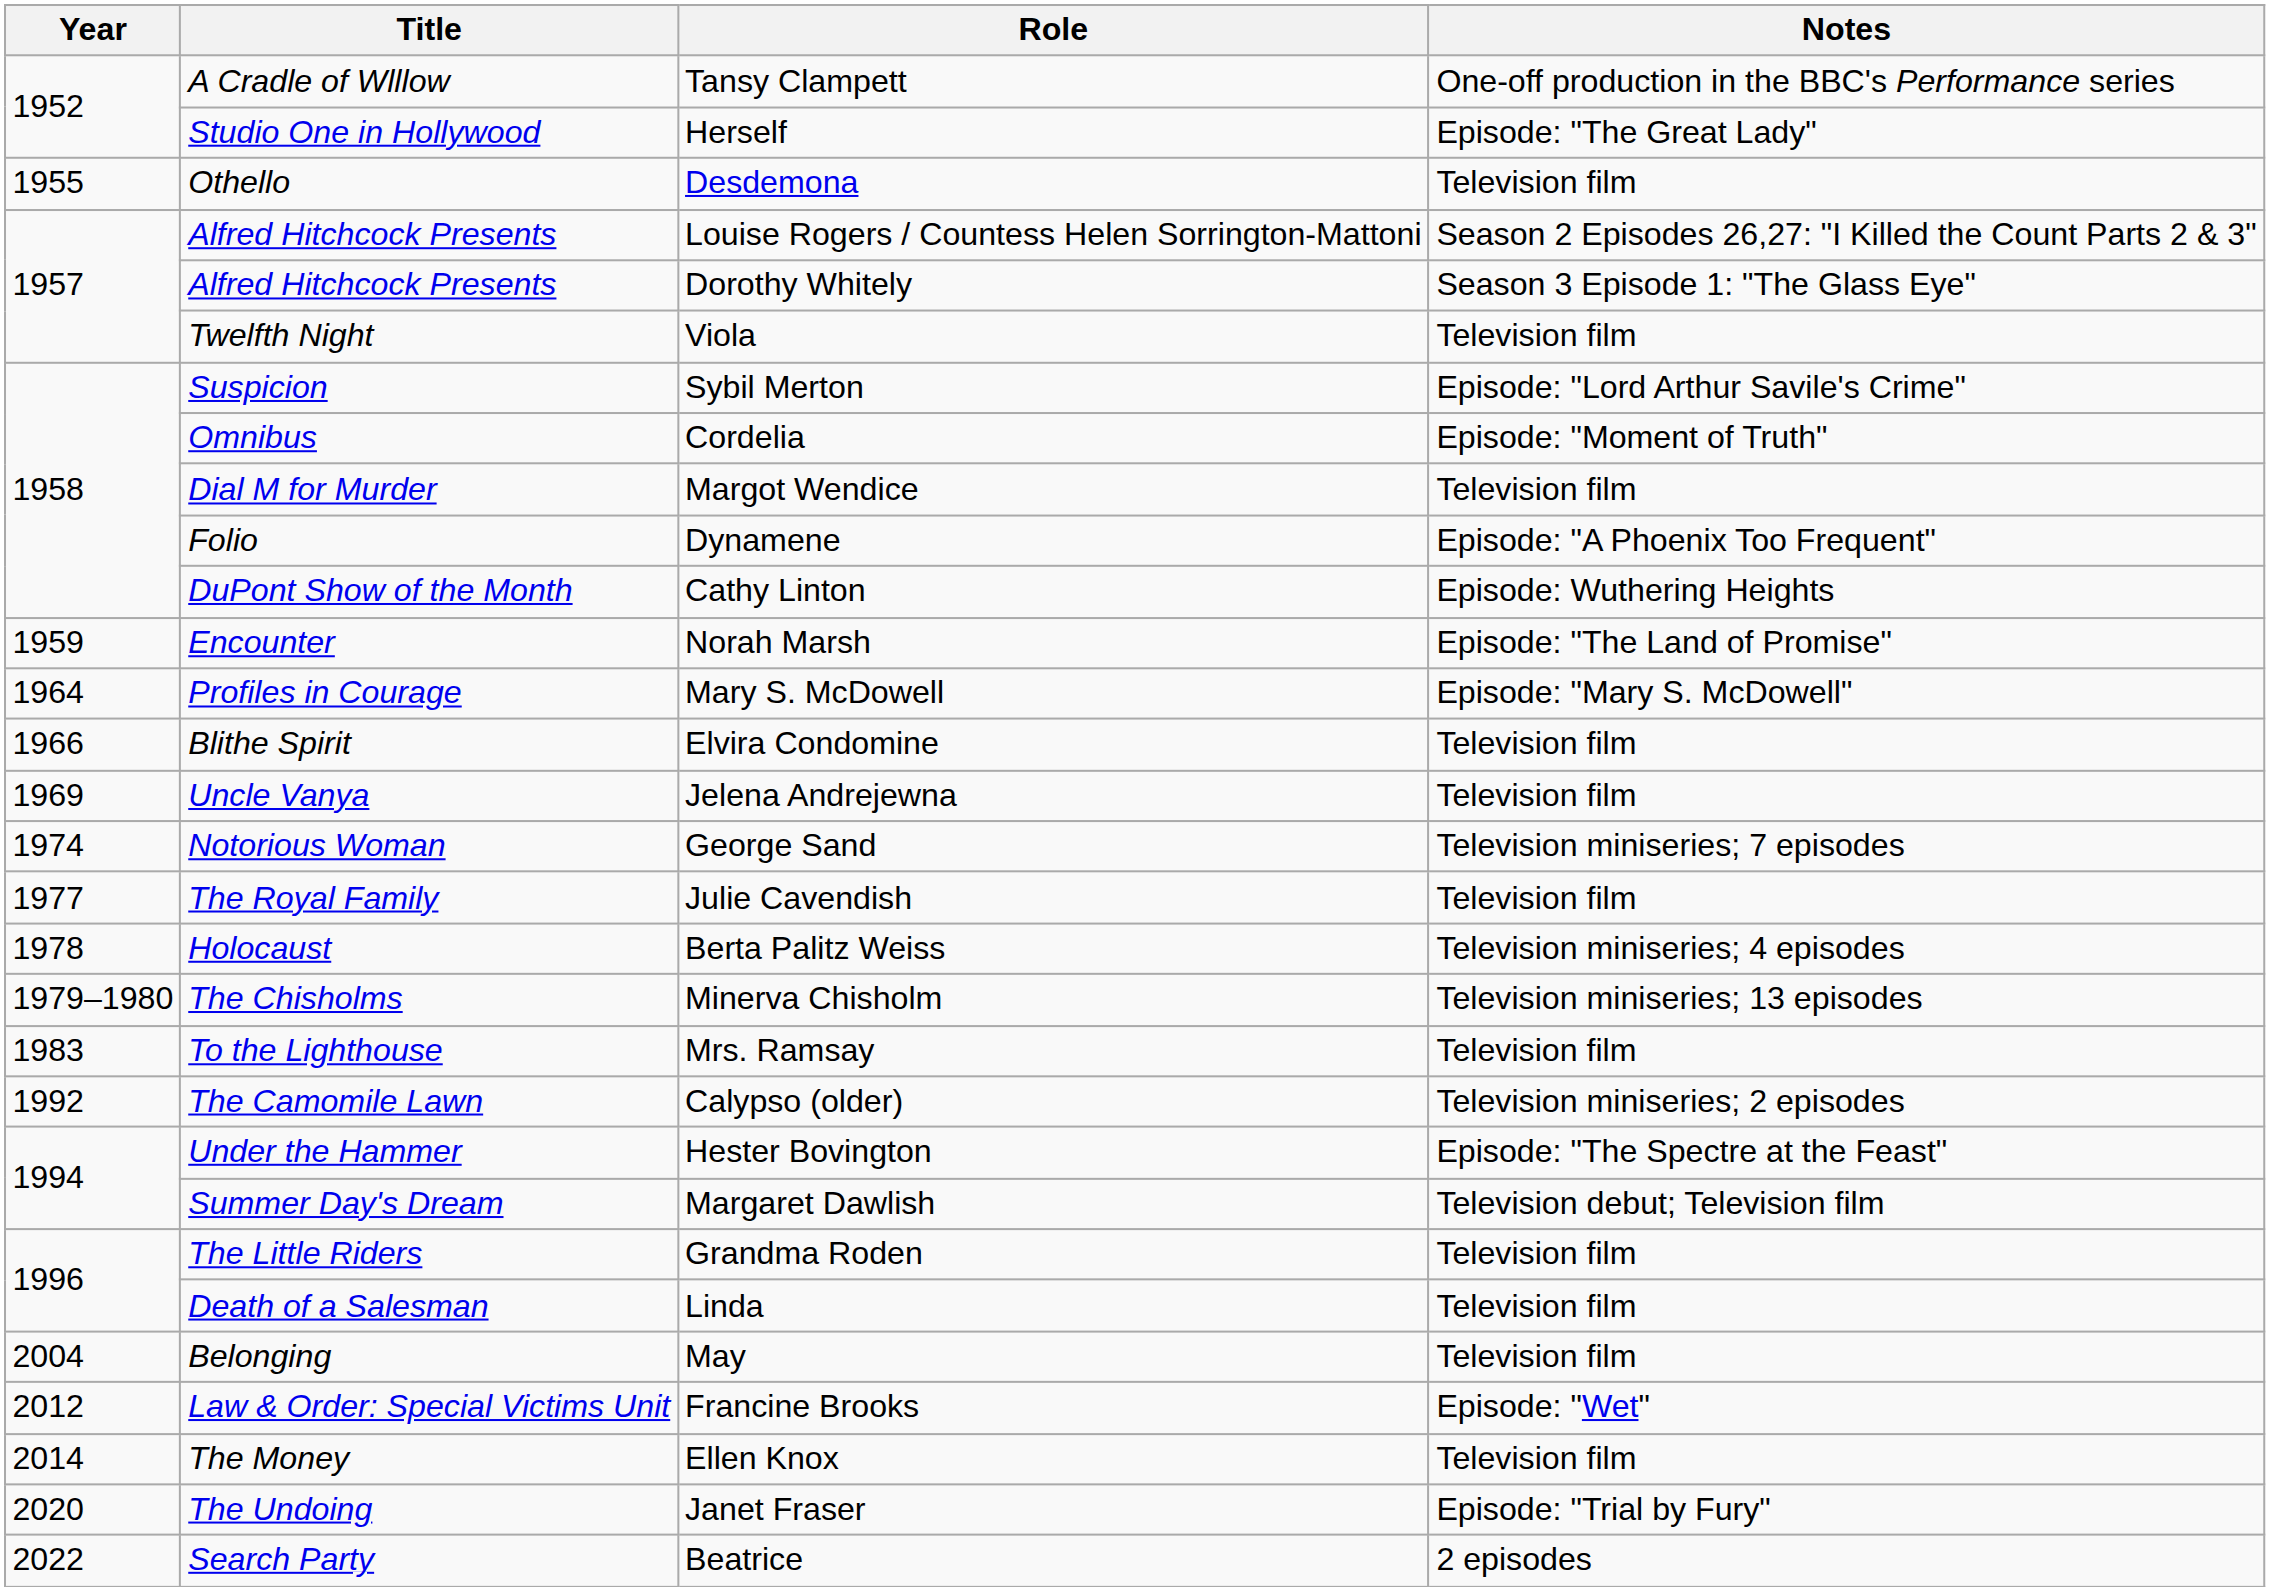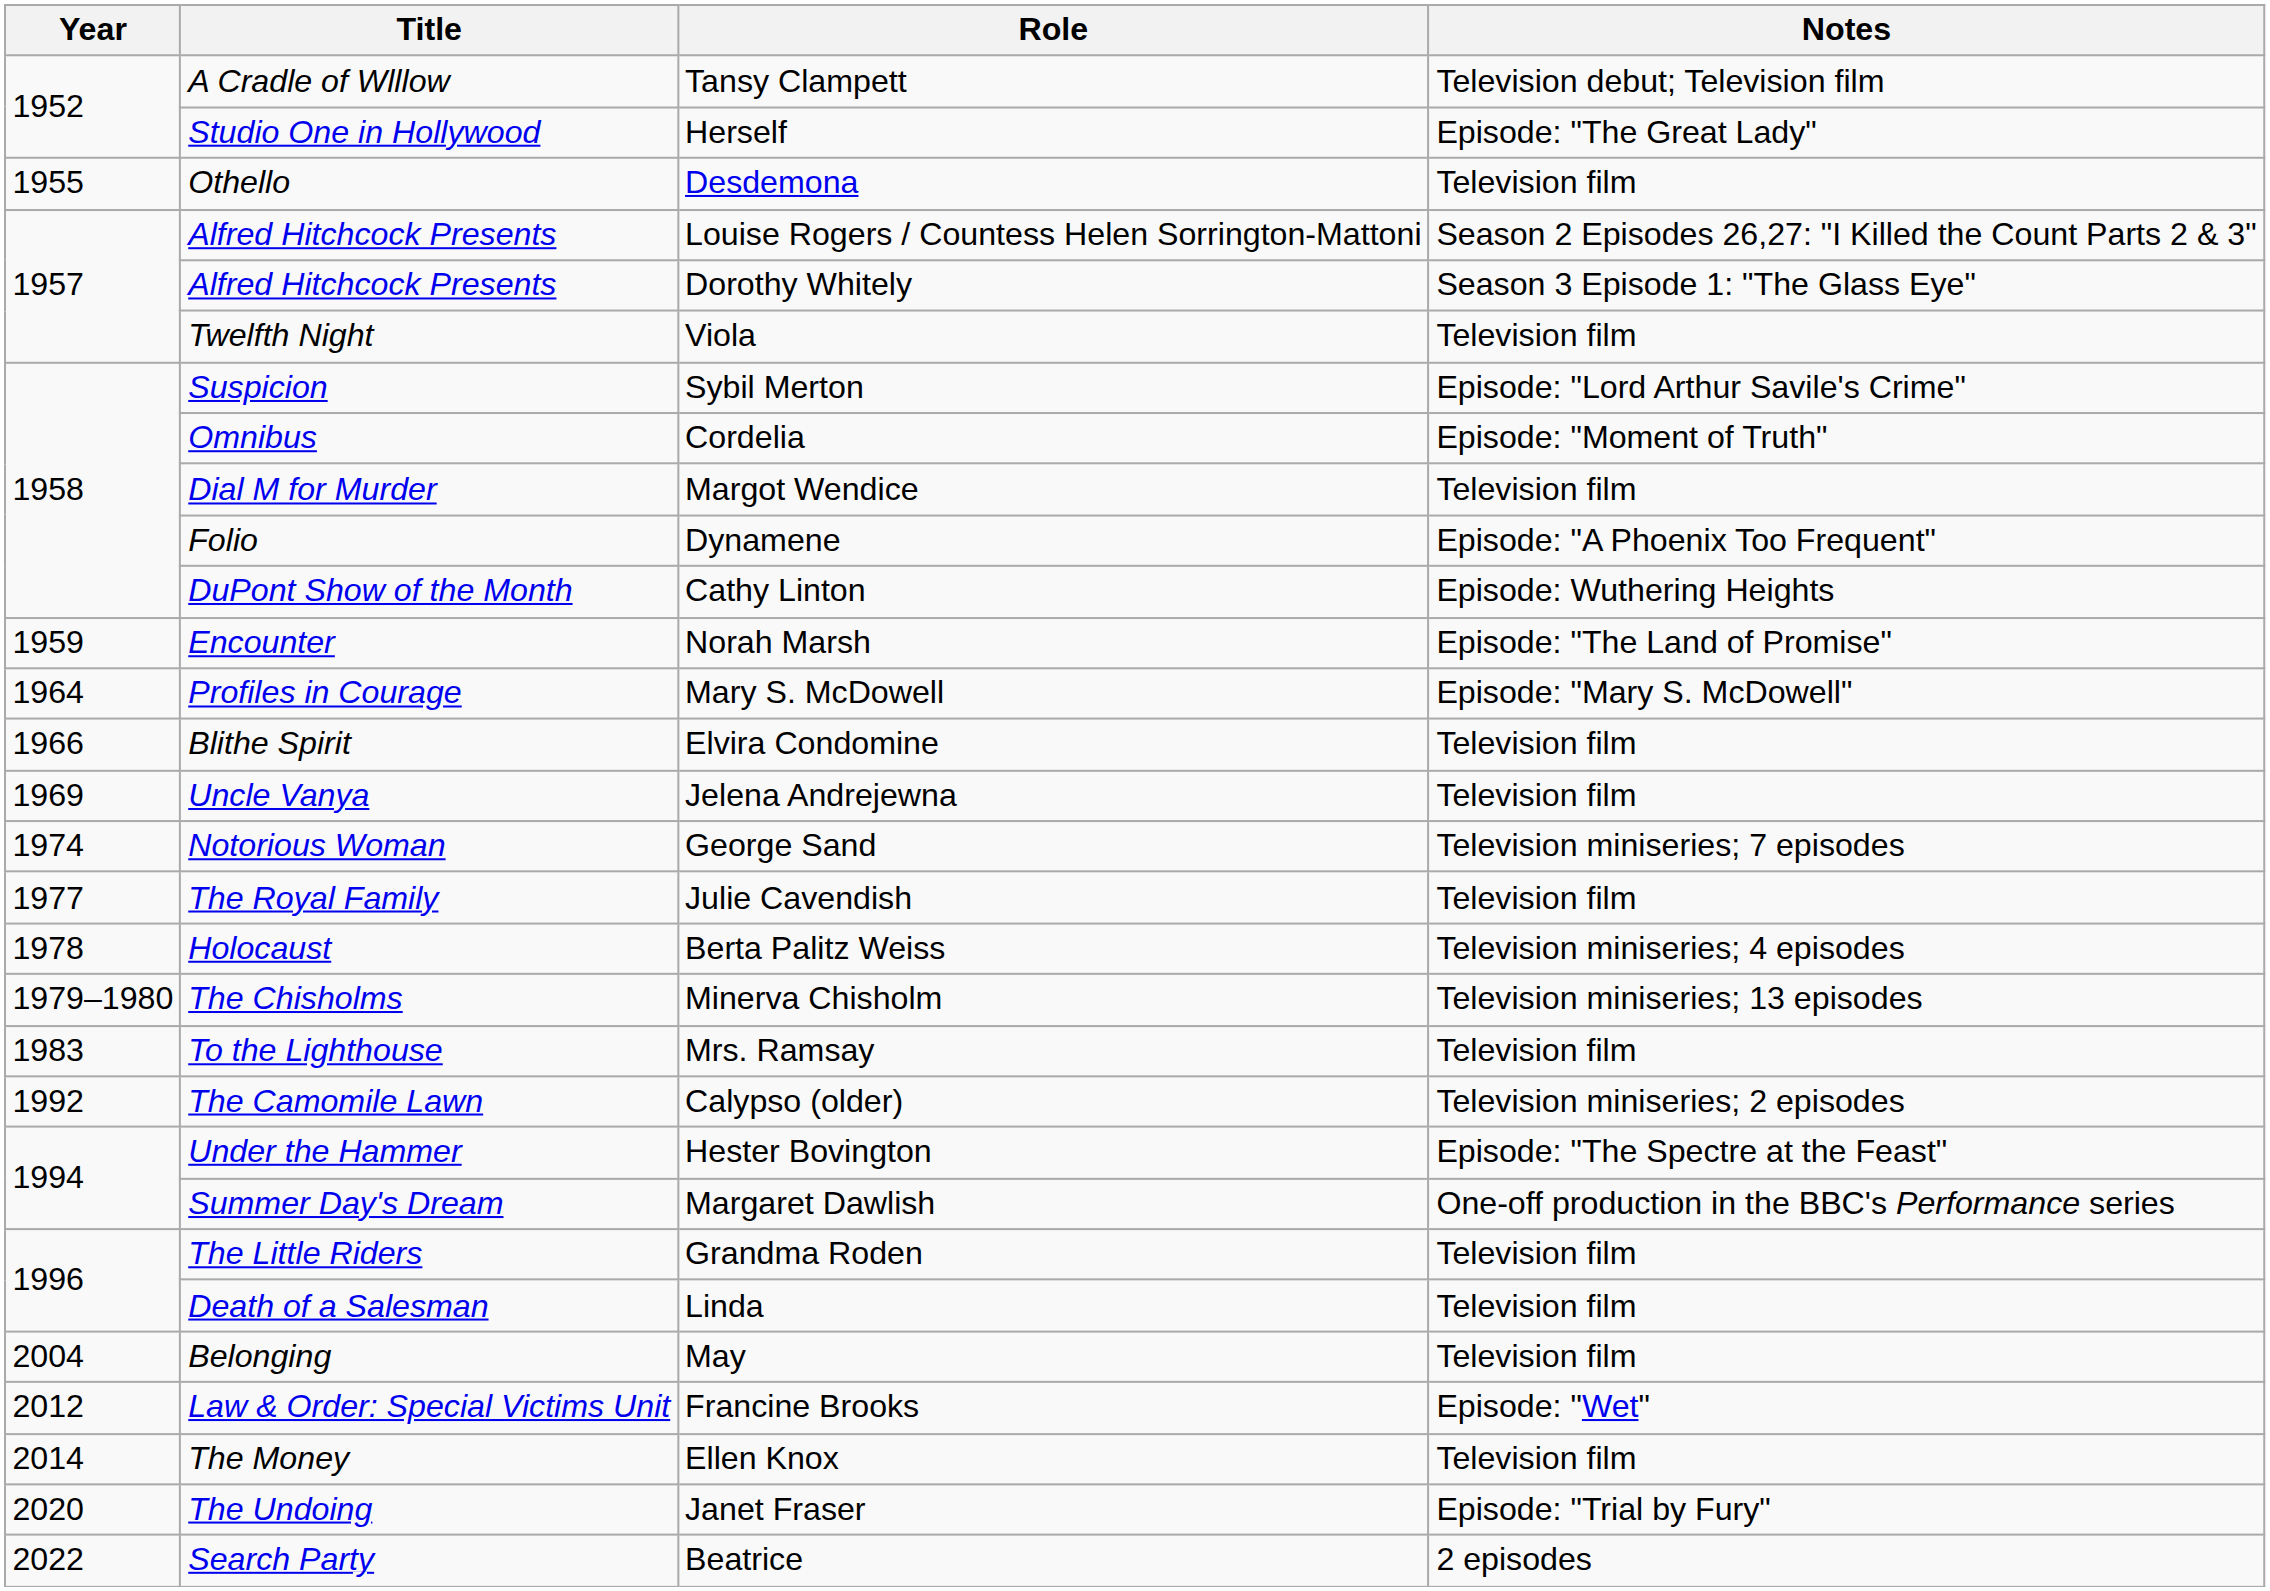(1806, 81) One-off production in the BBC's Performance series -> (1660, 81) Television debut; Television film
(1660, 1203) Television debut; Television film -> (1806, 1203) One-off production in the BBC's Performance series
